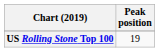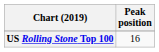(135, 39) 19 -> (135, 39) 16
